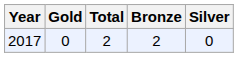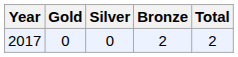columns swapped: (209, 17) <-> (107, 17)
